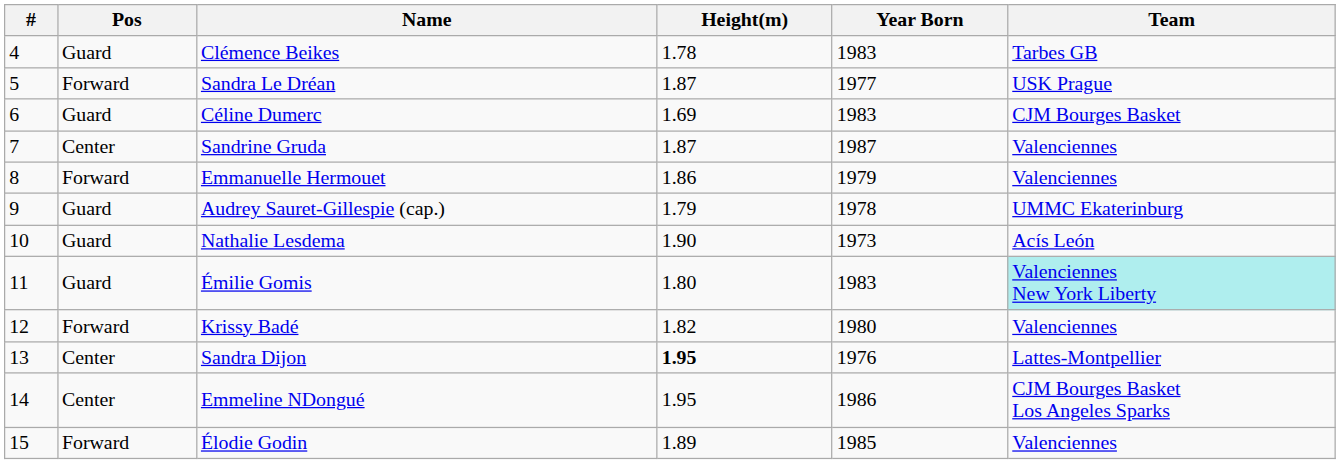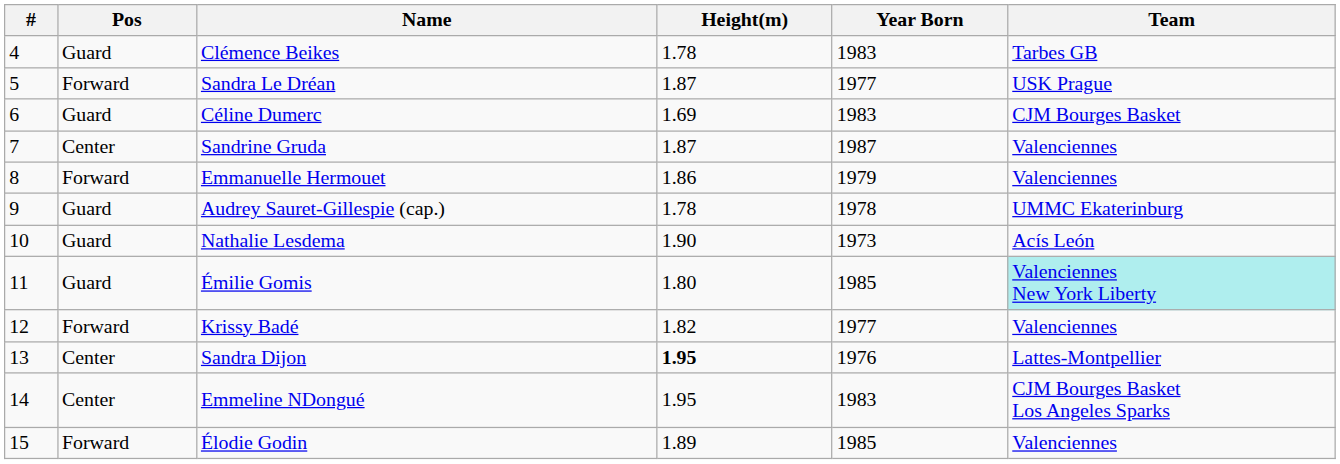(679, 209) 1.79 -> (679, 209) 1.78
(857, 283) 1983 -> (857, 283) 1985
(857, 325) 1980 -> (857, 325) 1977
(857, 399) 1986 -> (857, 399) 1983
